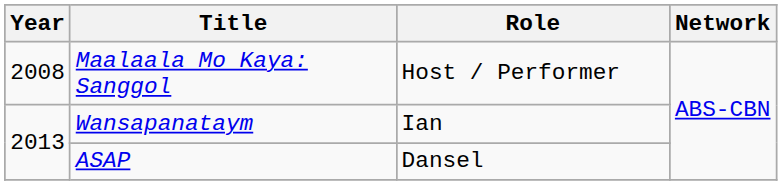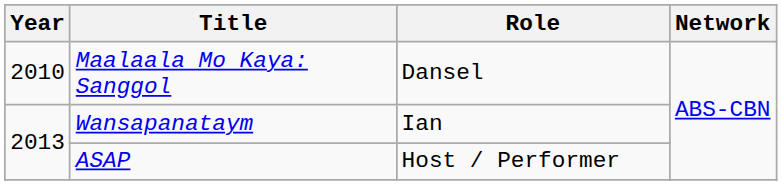(38, 74) 2008 -> (38, 74) 2010
(511, 74) Host / Performer -> (443, 74) Dansel
(443, 161) Dansel -> (511, 161) Host / Performer
